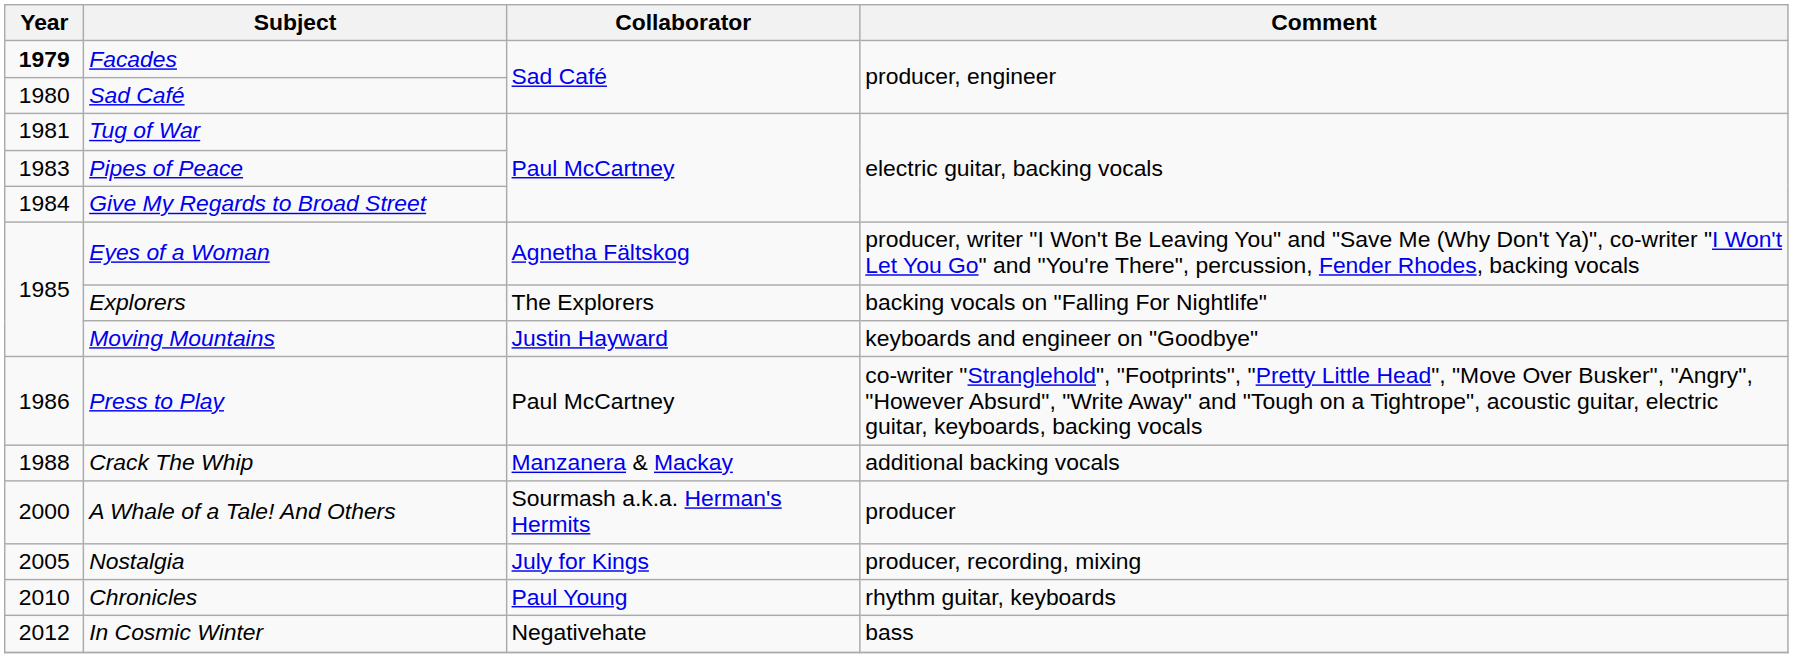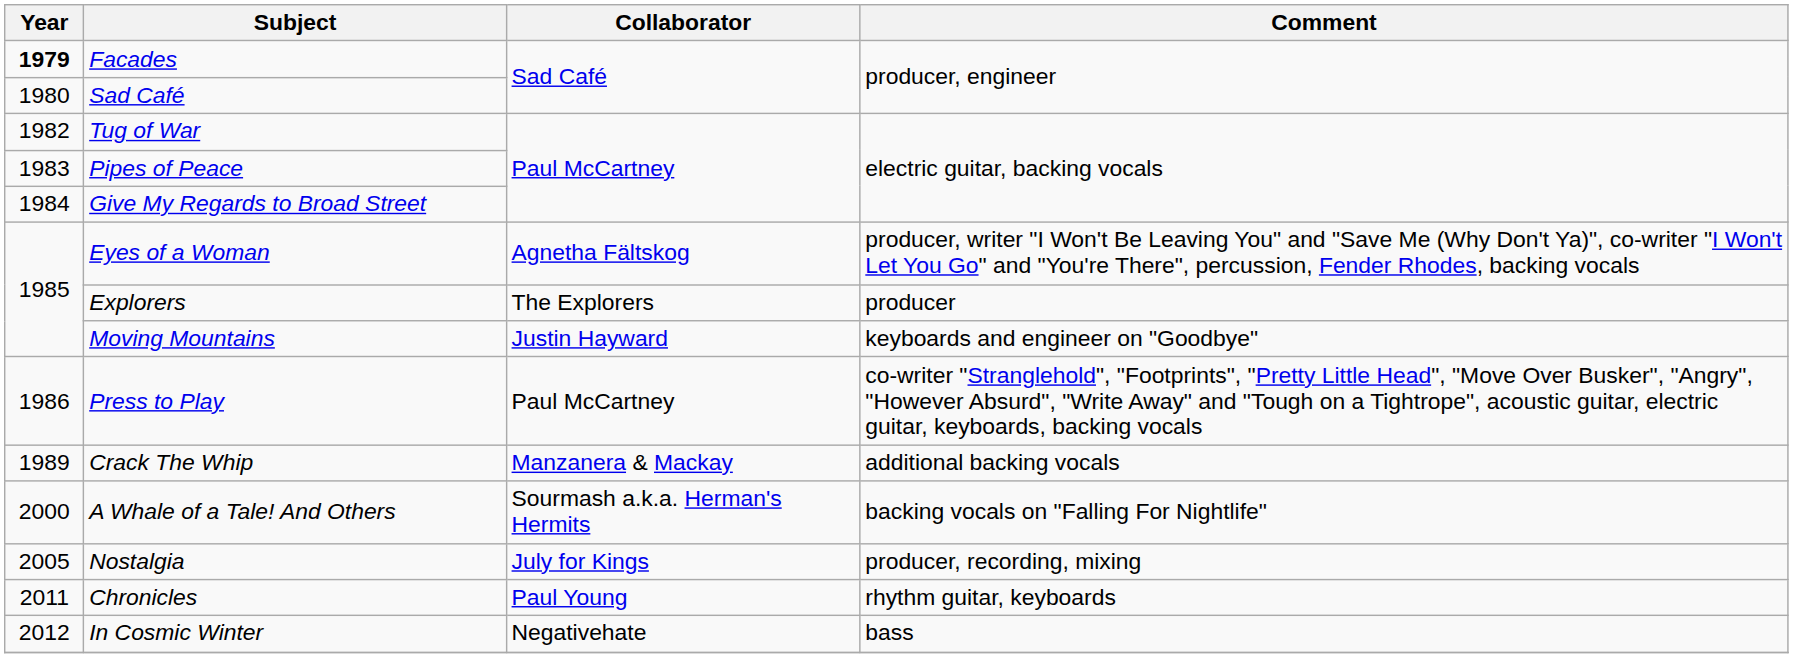(44, 131) 1981 -> (44, 131) 1982
(1066, 302) backing vocals on "Falling For Nightlife" -> (910, 302) producer
(44, 462) 1988 -> (44, 462) 1989
(910, 511) producer -> (1066, 511) backing vocals on "Falling For Nightlife"
(44, 597) 2010 -> (44, 597) 2011
